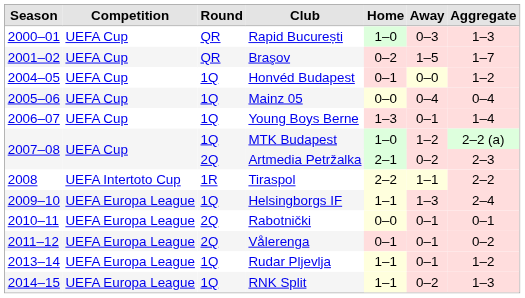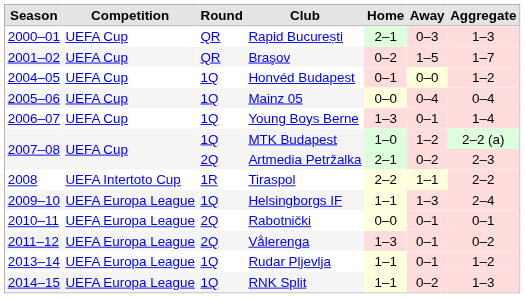(386, 37) 1–0 -> (386, 37) 2–1
(386, 241) 0–1 -> (386, 241) 1–3
